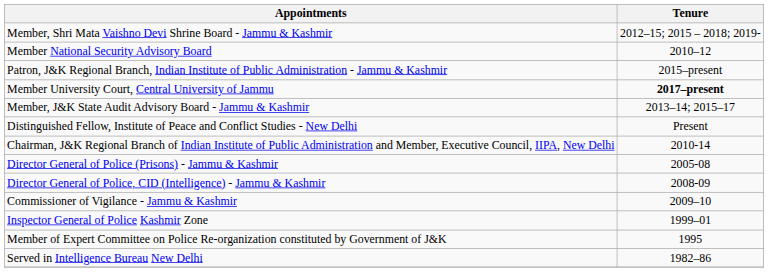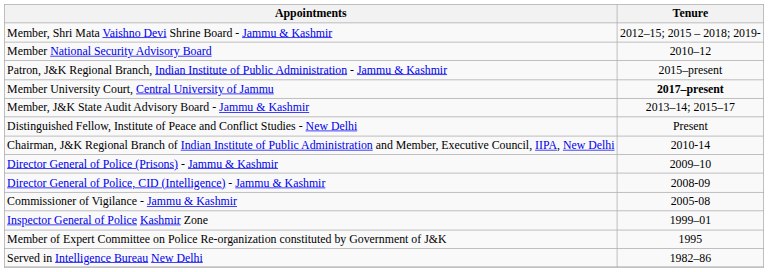(690, 164) 2005-08 -> (690, 164) 2009–10
(690, 201) 2009–10 -> (690, 201) 2005-08
